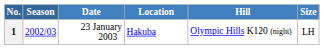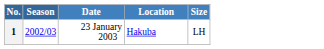- column: (243, 12)
